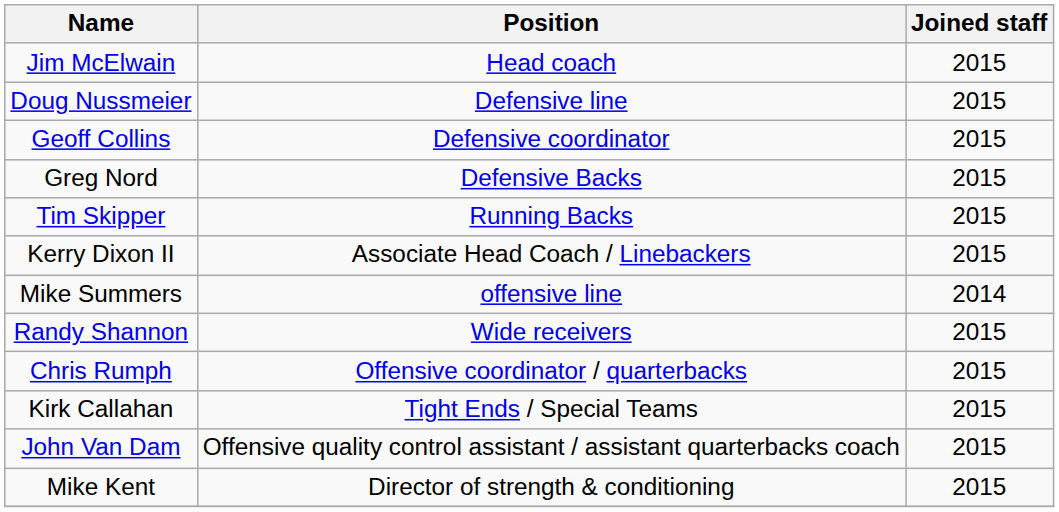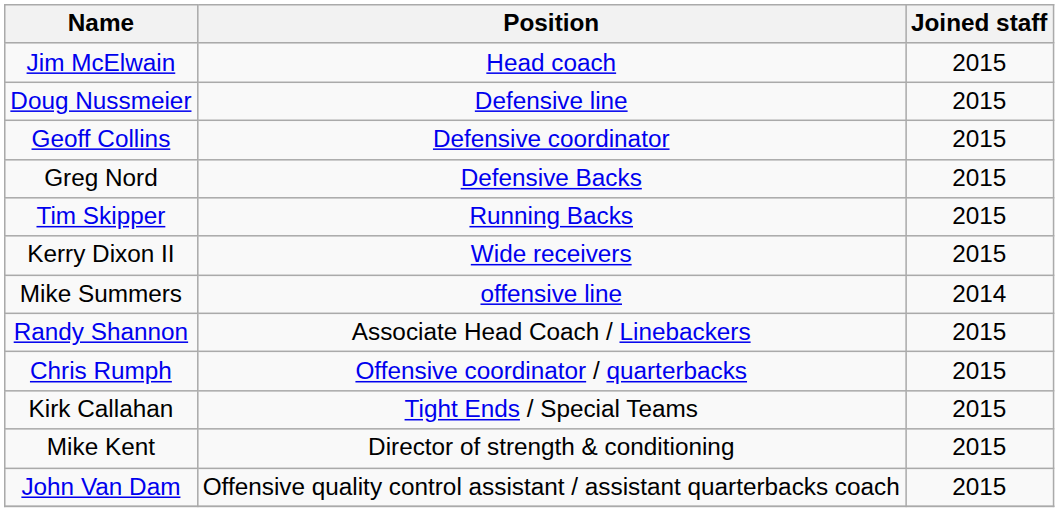(551, 255) Associate Head Coach / Linebackers -> (551, 255) Wide receivers
(551, 332) Wide receivers -> (551, 332) Associate Head Coach / Linebackers
rows swapped: (101, 486) <-> (101, 448)
